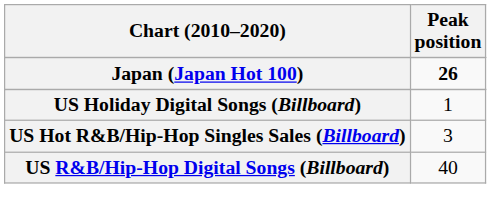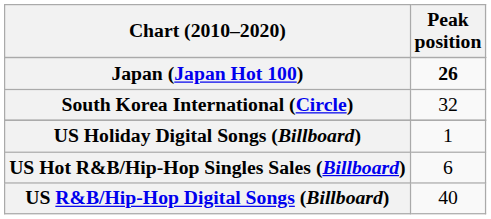+ row: (207, 104)
(448, 135) 3 -> (448, 167) 6
